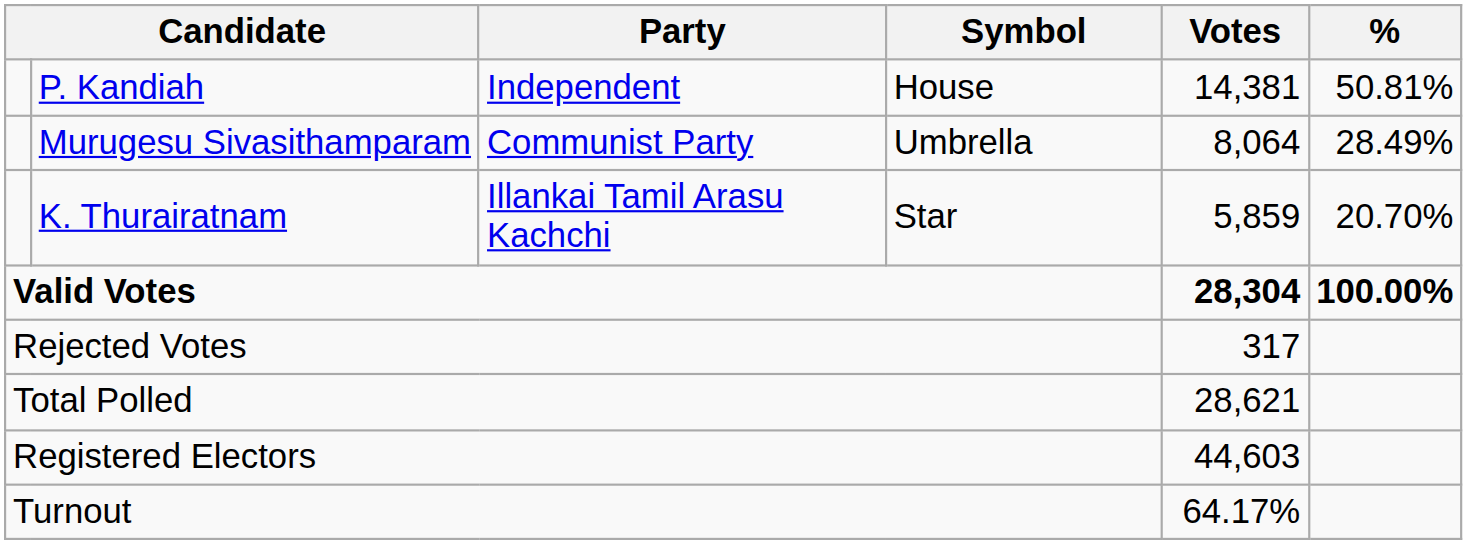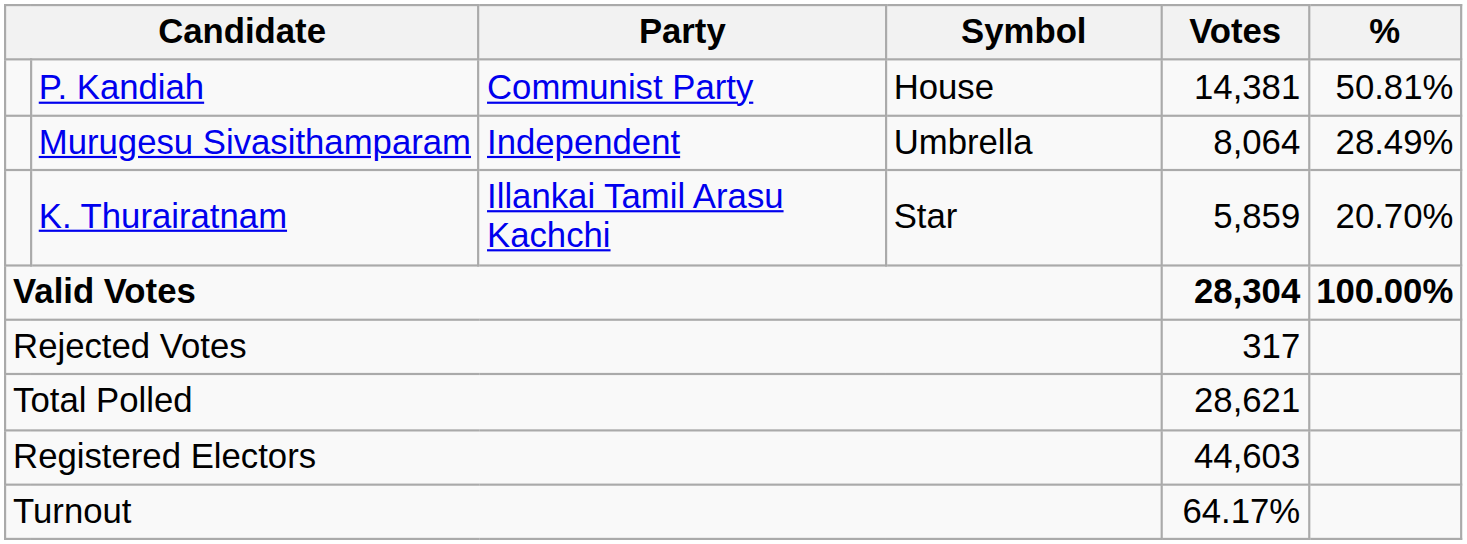(584, 87) Independent -> (620, 87) Communist Party
(620, 142) Communist Party -> (584, 142) Independent
